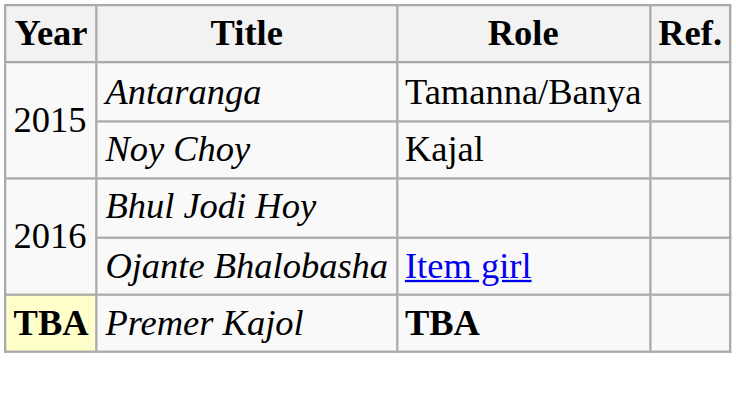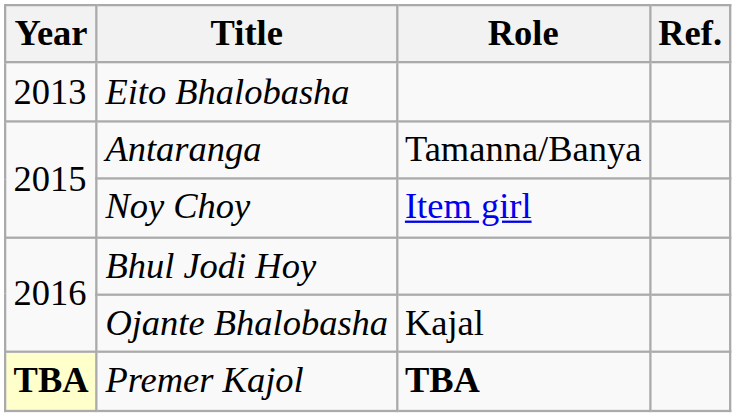+ row: (227, 91)
(444, 149) Kajal -> (468, 206) Item girl
(468, 264) Item girl -> (444, 322) Kajal
